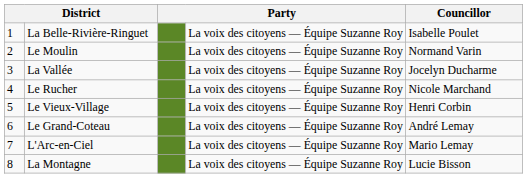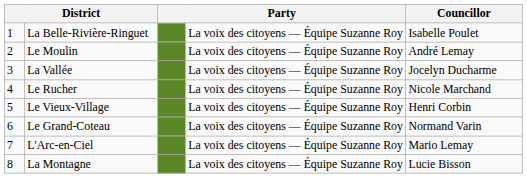(445, 51) Normand Varin -> (441, 51) André Lemay
(441, 126) André Lemay -> (445, 126) Normand Varin
